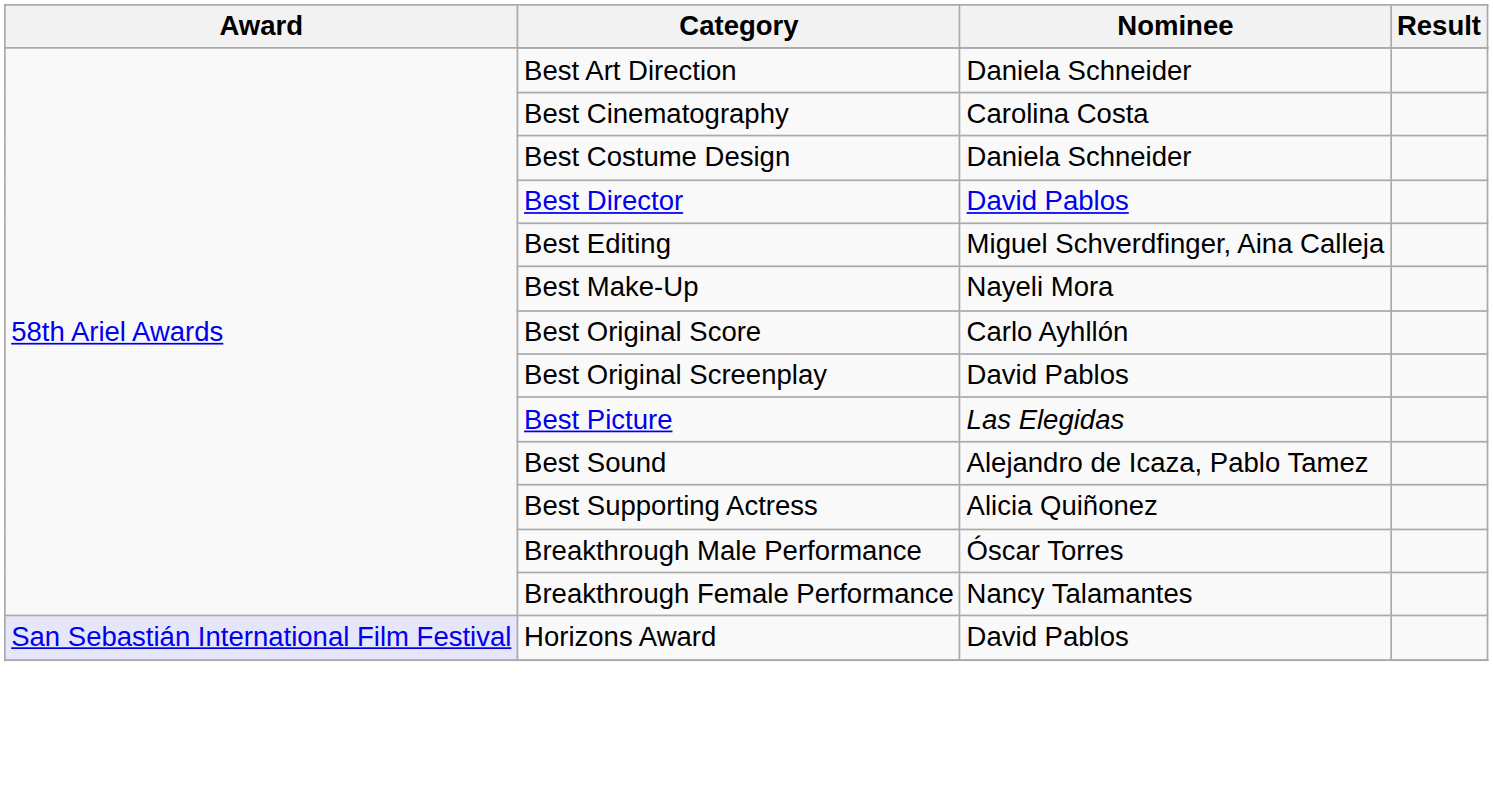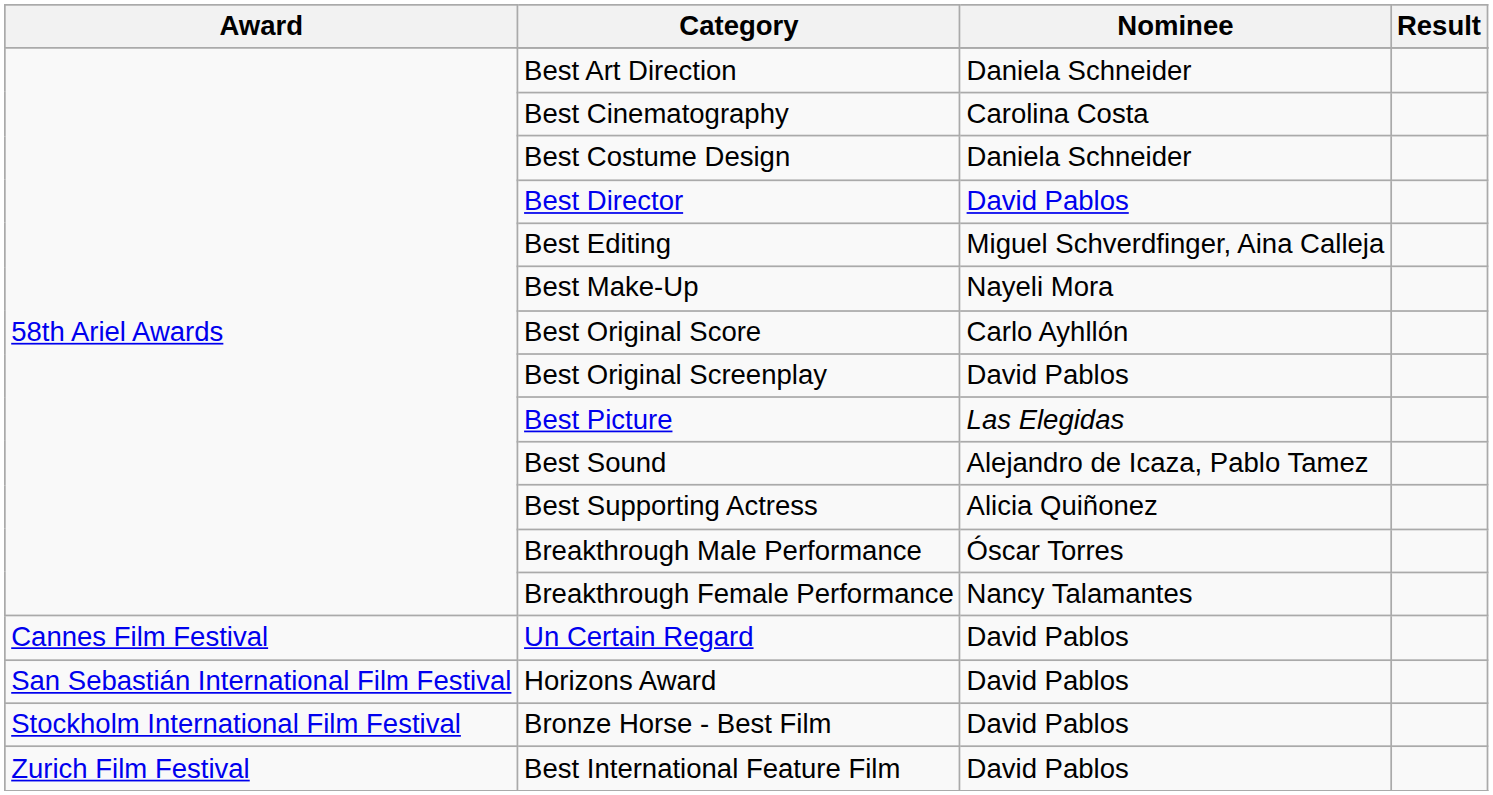+ row: (639, 637)
(261, 637) lavender background -> (261, 680) no background
+ row: (678, 724)
+ row: (712, 768)
